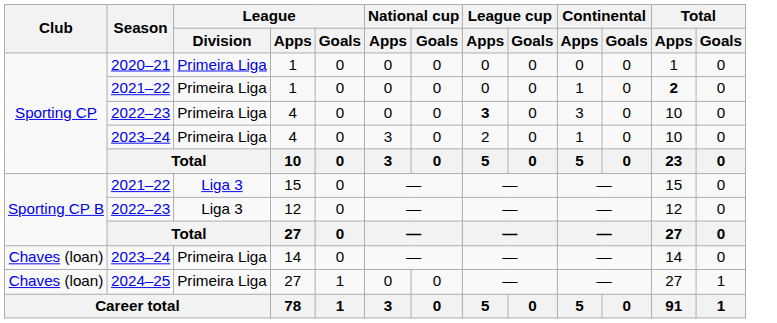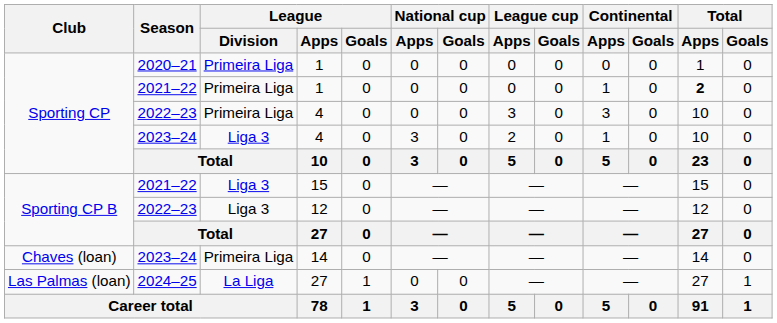(485, 112) bold -> (512, 112) normal
(222, 137) Primeira Liga -> (248, 137) Liga 3
(56, 281) Chaves (loan) -> (69, 281) Las Palmas (loan)
(222, 281) Primeira Liga -> (248, 281) La Liga
